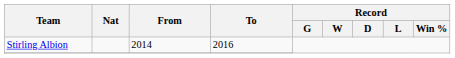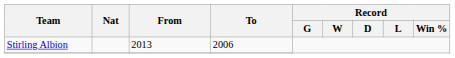(142, 45) 2014 -> (142, 45) 2013
(223, 45) 2016 -> (223, 45) 2006
